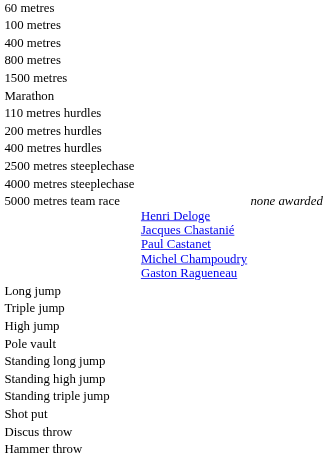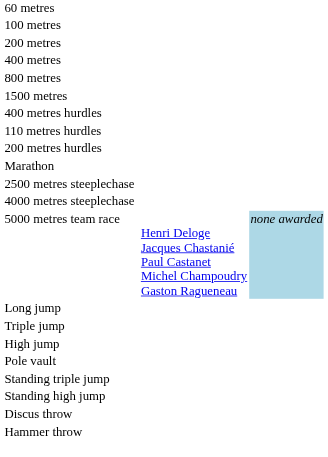+ row: (33, 42)
rows swapped: (29, 95) <-> (53, 148)
(287, 201) no background -> (287, 218) lightblue background
- row: (55, 361)
rows swapped: (57, 396) <-> (55, 378)
- row: (26, 414)
